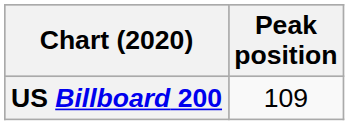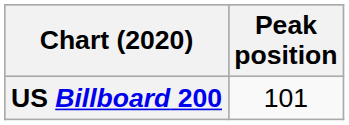(286, 97) 109 -> (286, 97) 101
